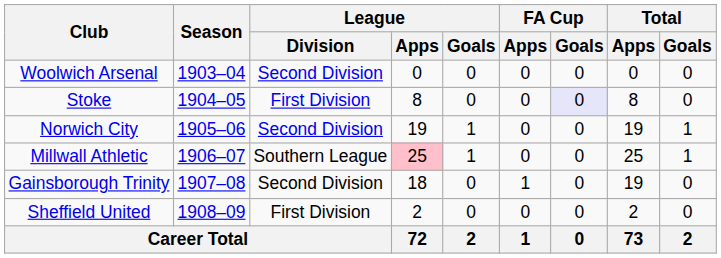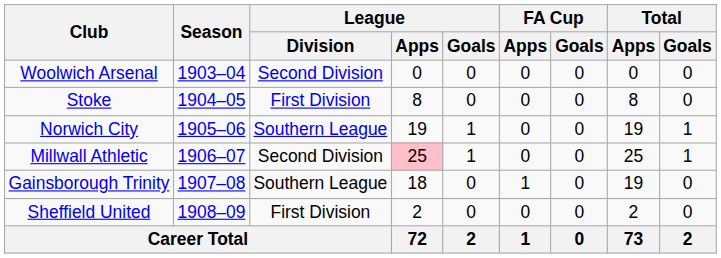(579, 101) lavender background -> (579, 101) no background
(320, 128) Second Division -> (320, 128) Southern League
(320, 156) Southern League -> (320, 156) Second Division
(320, 184) Second Division -> (320, 184) Southern League
